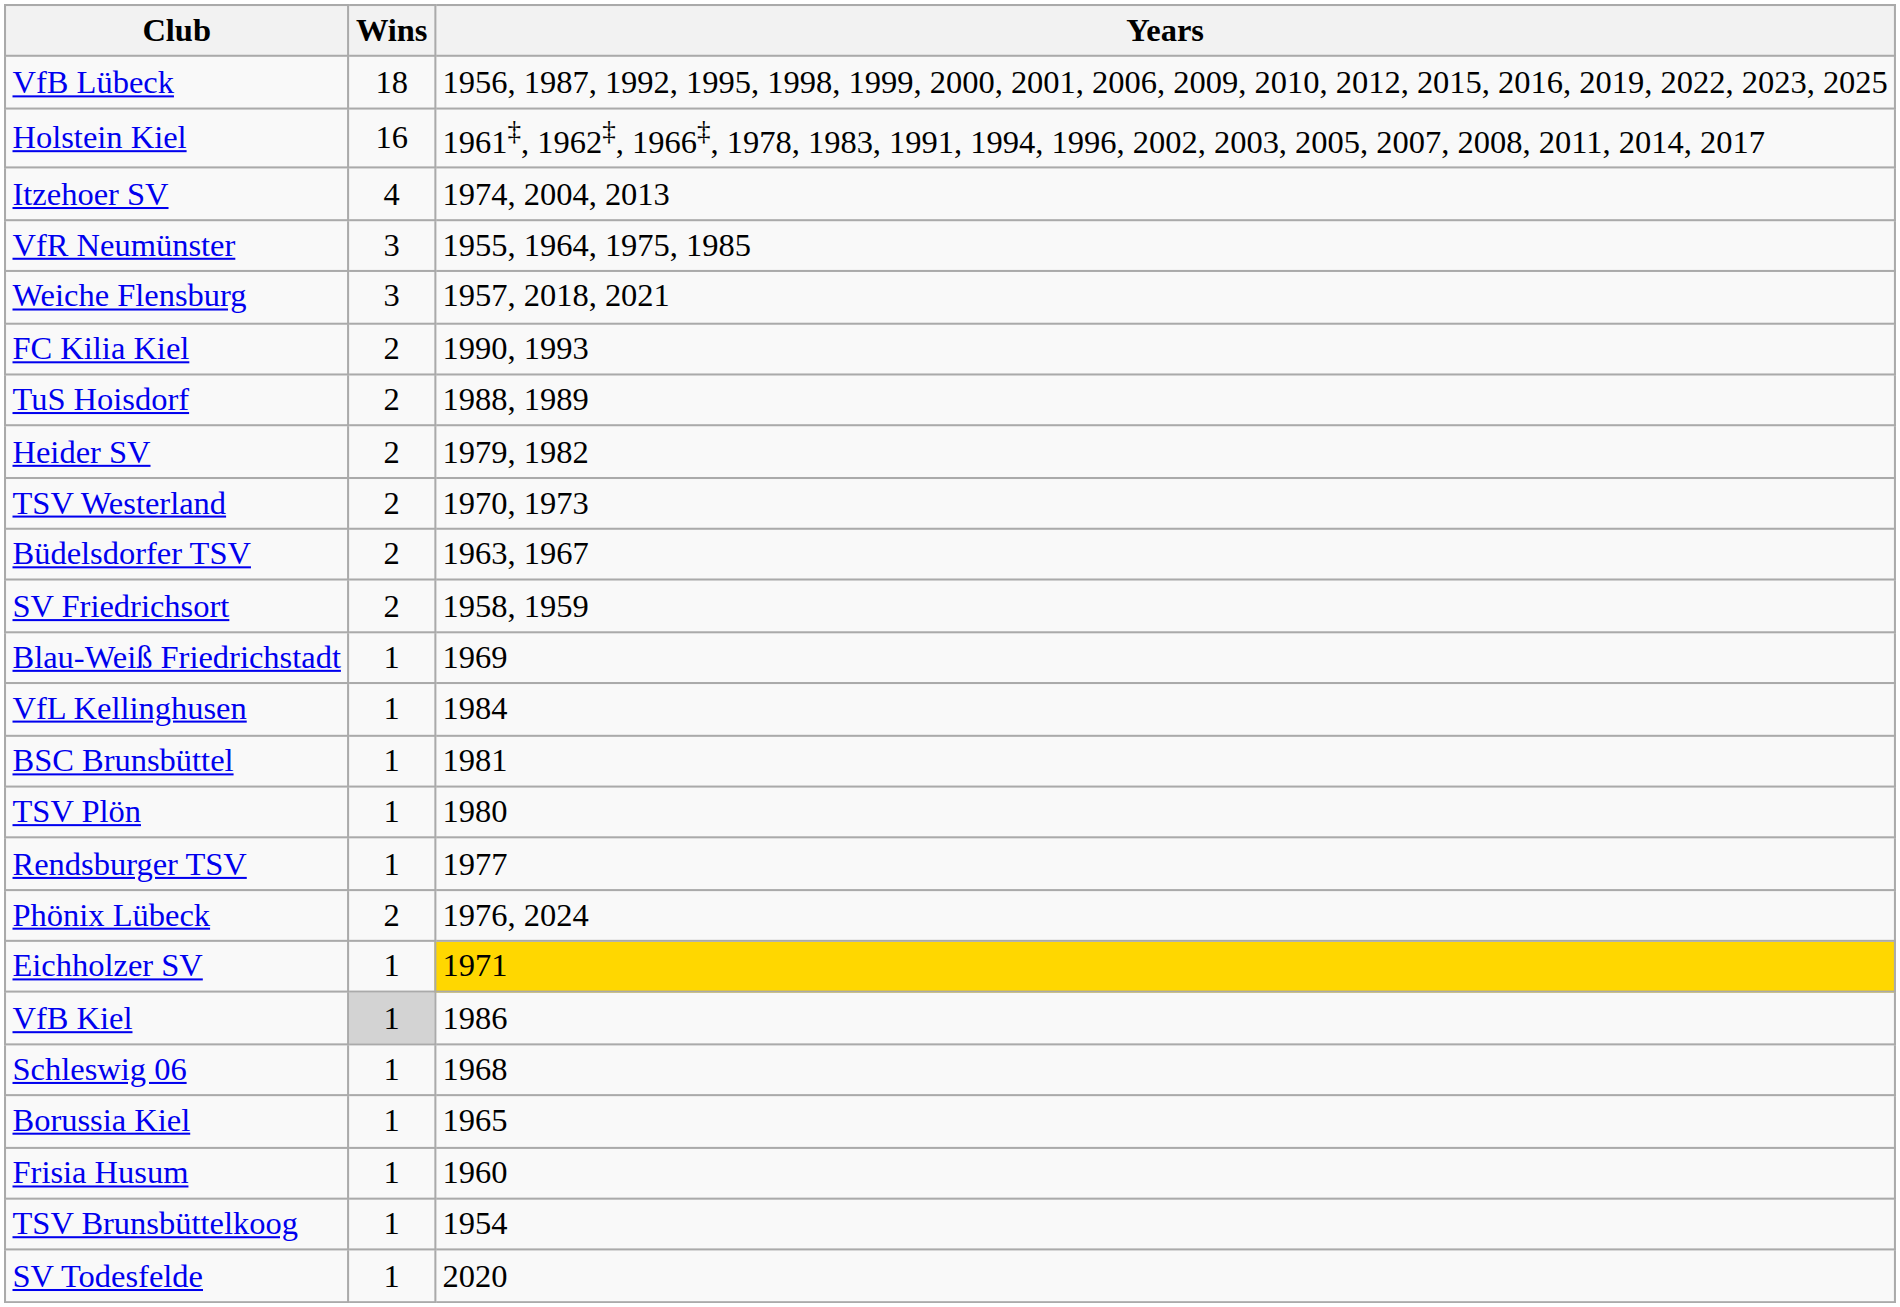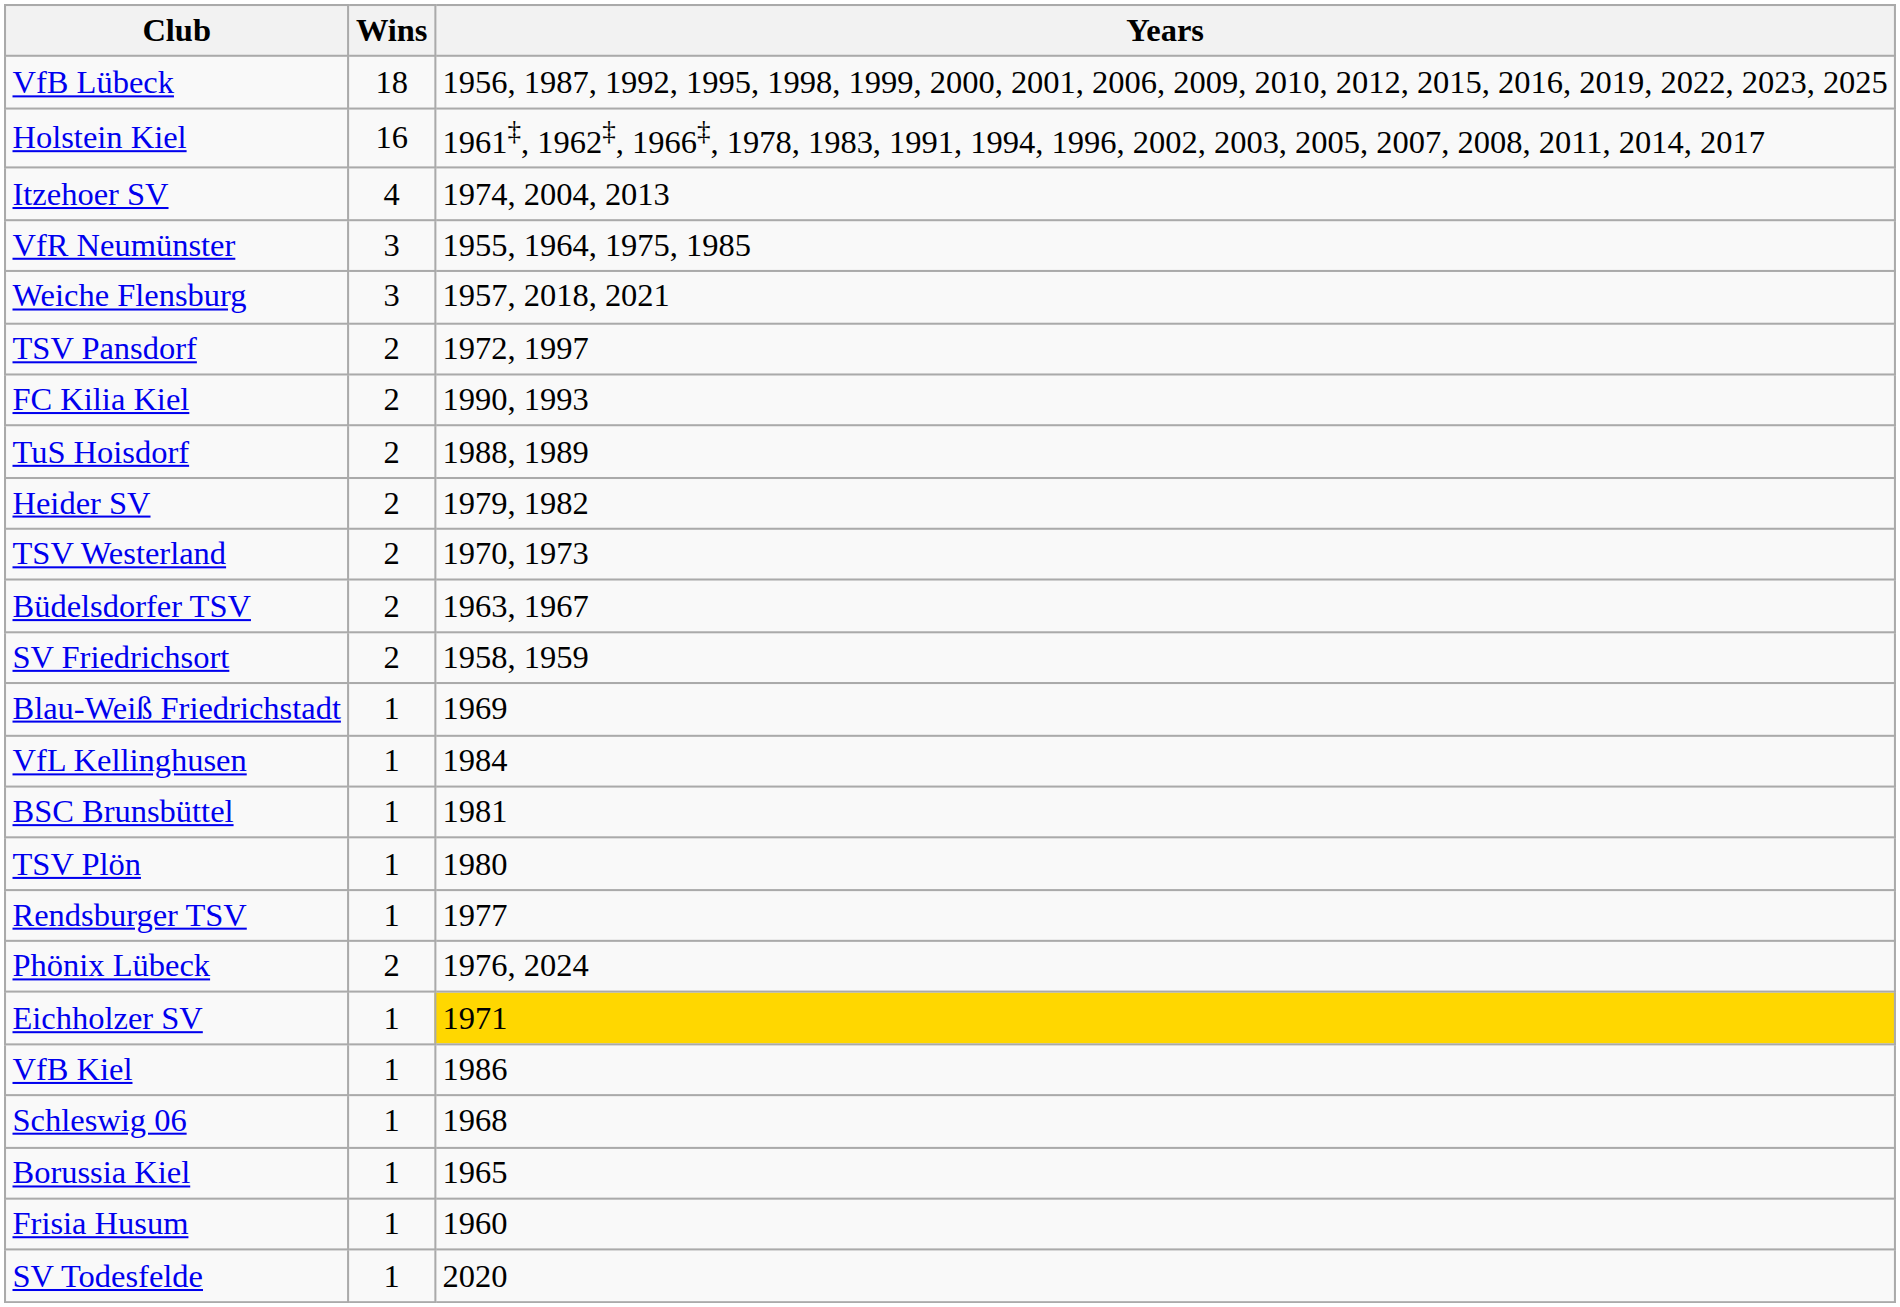+ row: (105, 348)
(392, 1017) lightgrey background -> (392, 1069) no background
- row: (155, 1223)
